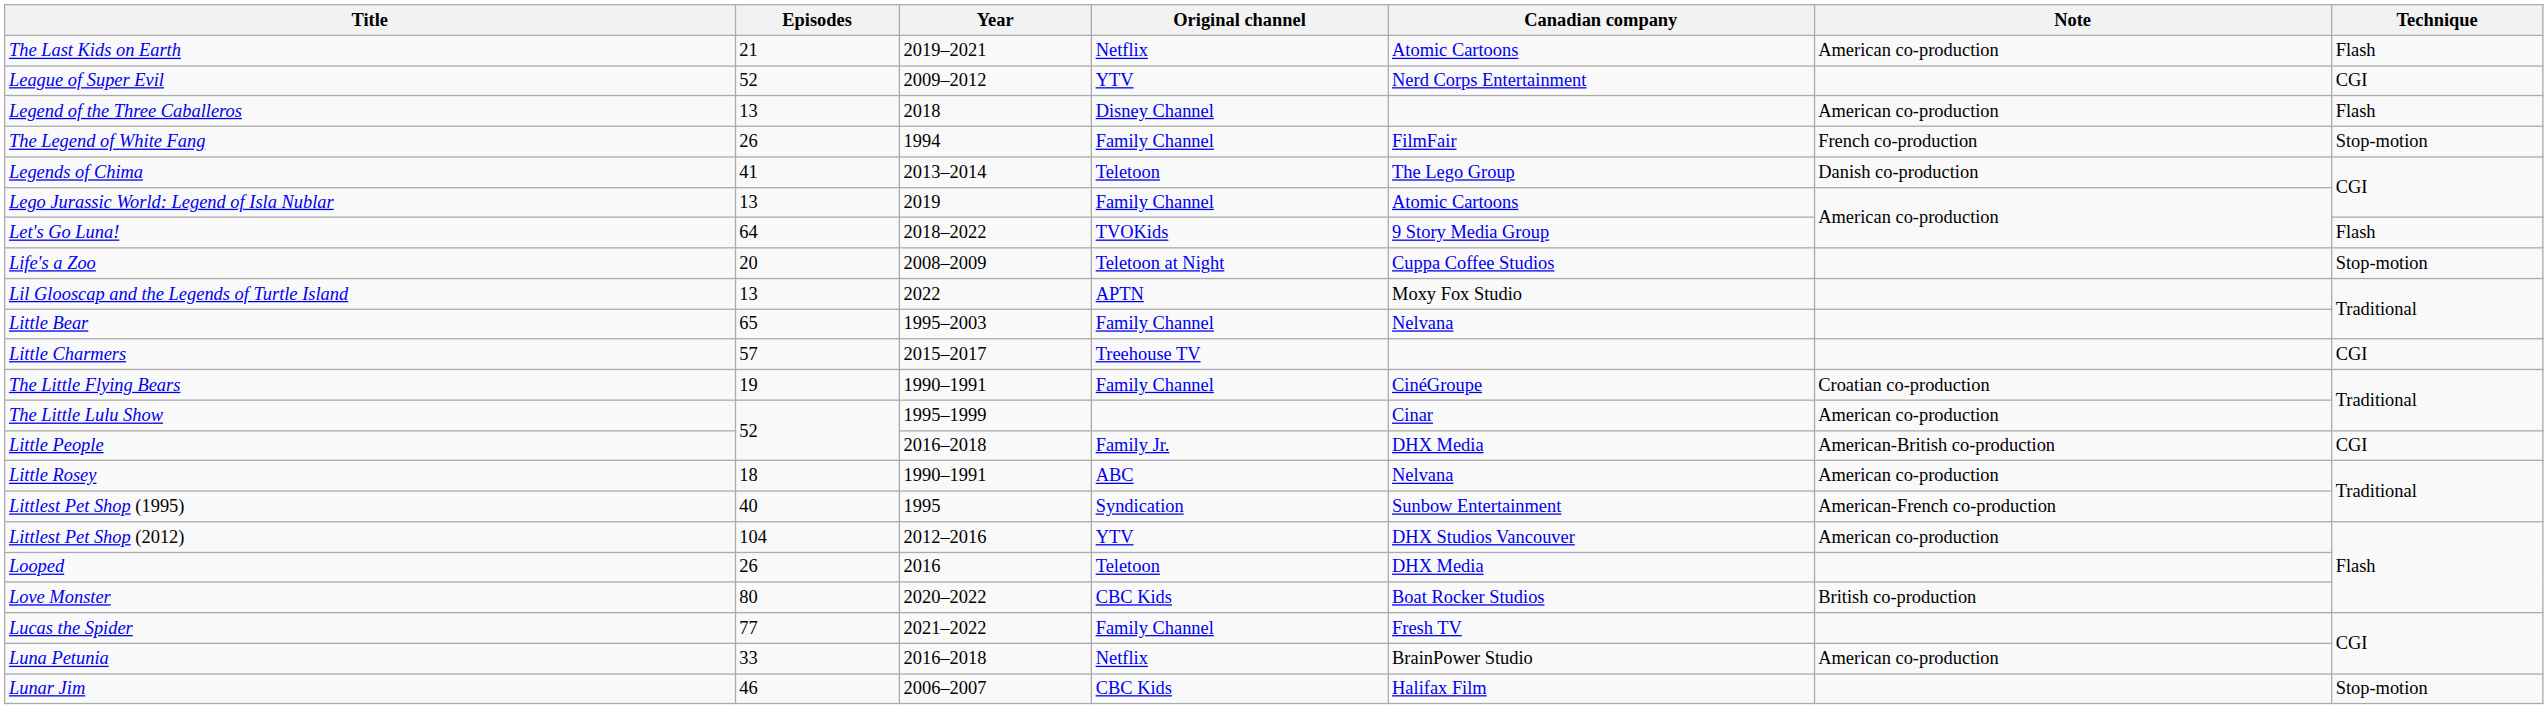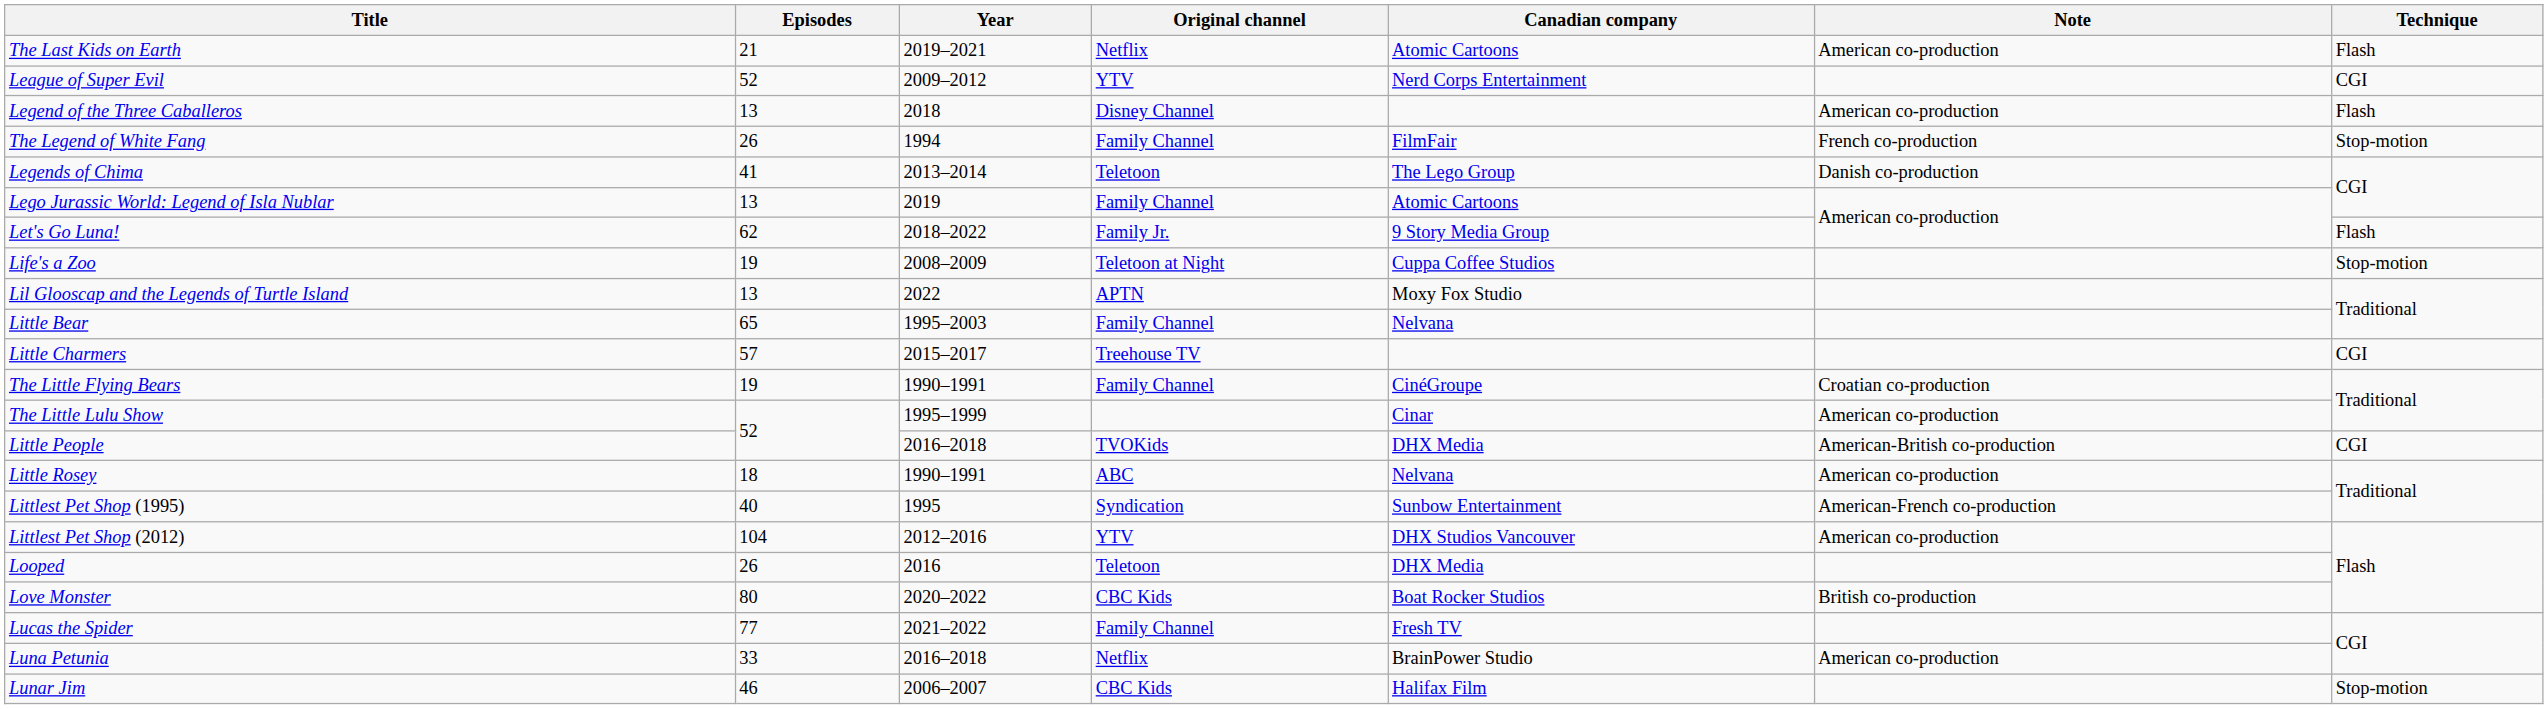(748, 232) 64 -> (748, 232) 62
(1132, 232) TVOKids -> (1133, 232) Family Jr.
(748, 263) 20 -> (748, 263) 19
(1133, 445) Family Jr. -> (1132, 445) TVOKids
